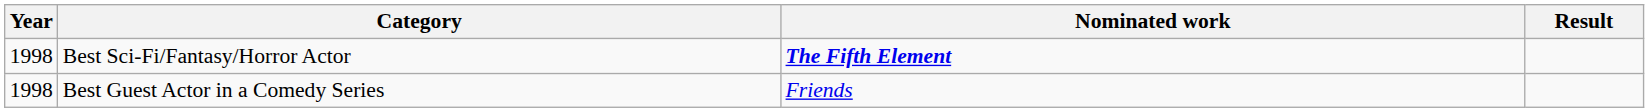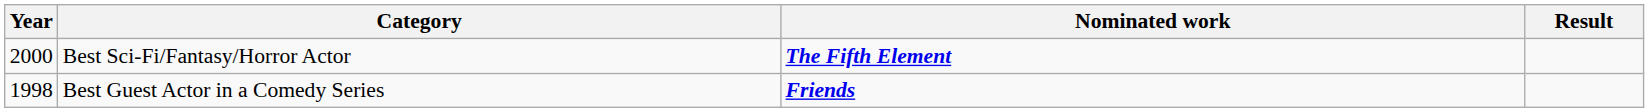(31, 55) 1998 -> (31, 55) 2000
(819, 90) normal -> (820, 90) bold
